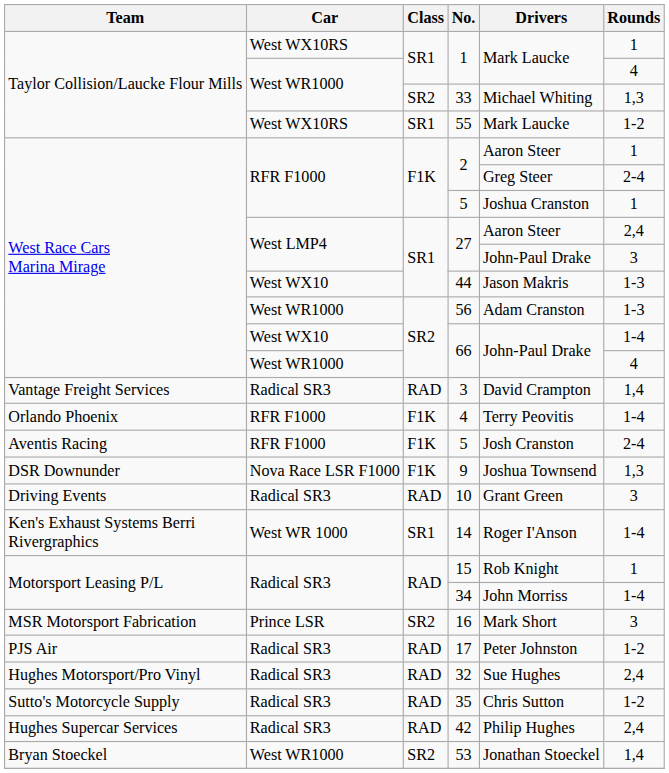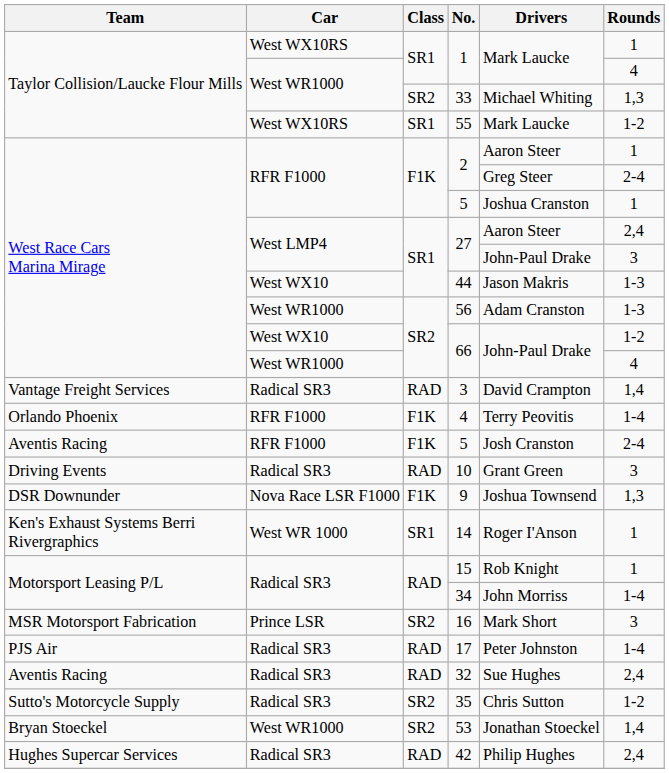(634, 337) 1-4 -> (634, 337) 1-2
rows swapped: (325, 470) <-> (290, 496)
(634, 533) 1-4 -> (634, 533) 1
(634, 649) 1-2 -> (634, 649) 1-4
(104, 675) Hughes Motorsport/Pro Vinyl -> (58, 675) Aventis Racing
(424, 702) RAD -> (421, 702) SR2
rows swapped: (290, 728) <-> (297, 755)
